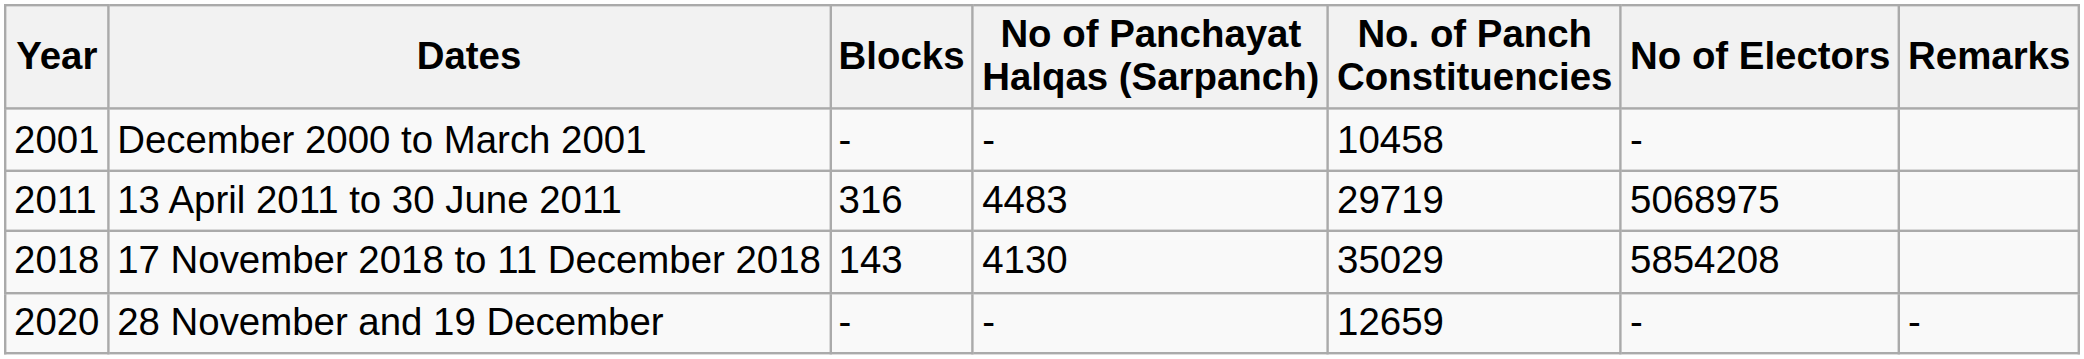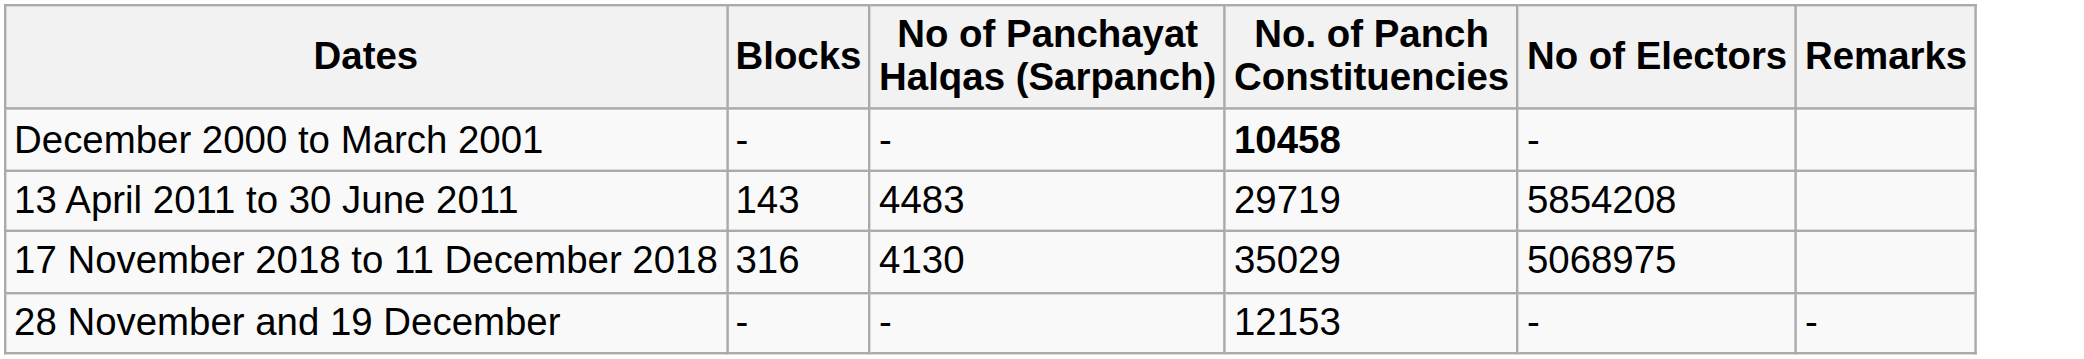- column: (57, 56)
(1390, 139) normal -> (1287, 139) bold
(871, 199) 316 -> (768, 199) 143
(1705, 199) 5068975 -> (1602, 199) 5854208
(871, 260) 143 -> (768, 260) 316
(1705, 260) 5854208 -> (1602, 260) 5068975
(1390, 321) 12659 -> (1287, 321) 12153
